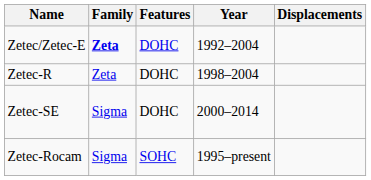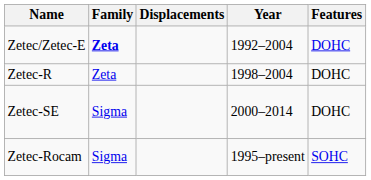columns swapped: (320, 15) <-> (165, 15)
